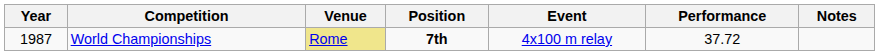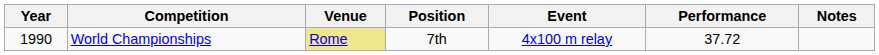(36, 39) 1987 -> (36, 39) 1990
(437, 39) bold -> (437, 39) normal
